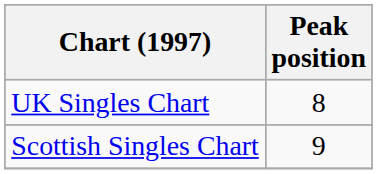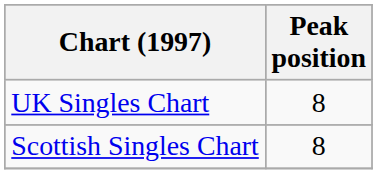(319, 146) 9 -> (319, 146) 8
